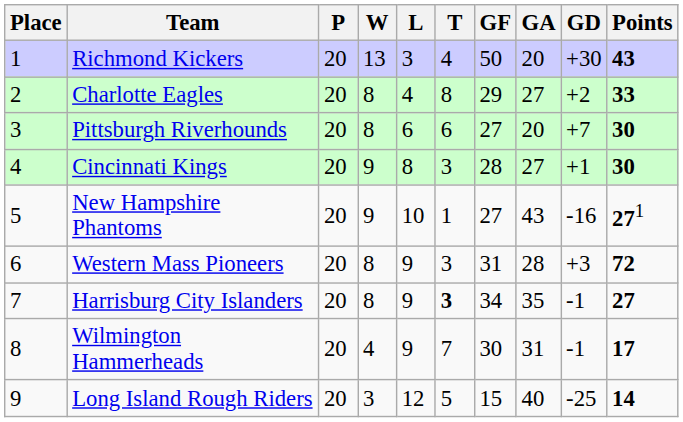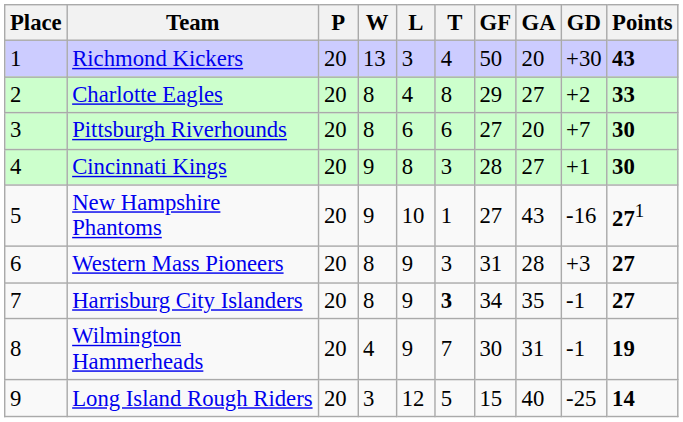(623, 264) 72 -> (623, 264) 27
(623, 349) 17 -> (623, 349) 19
